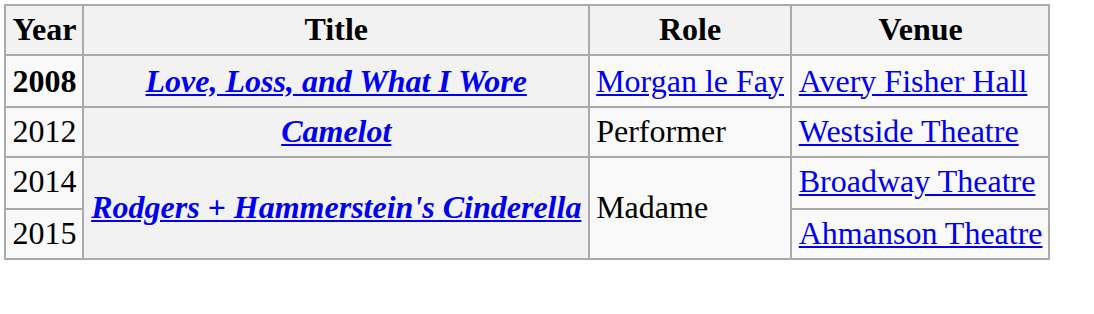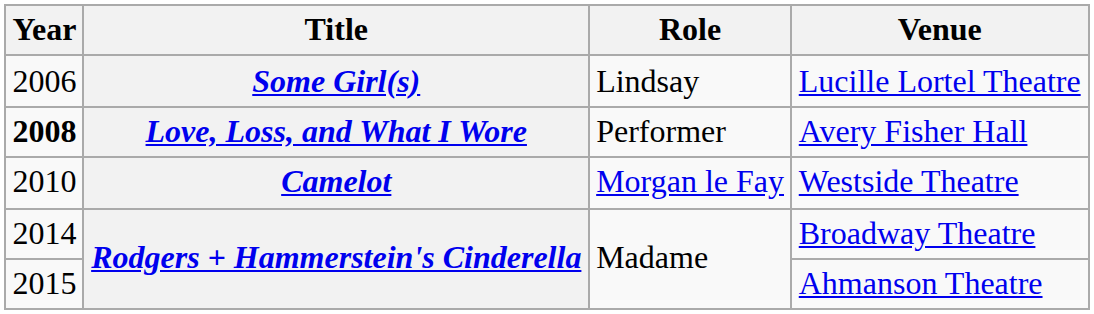+ row: (940, 80)
(690, 80) Morgan le Fay -> (661, 131) Performer
(44, 131) 2012 -> (44, 182) 2010
(661, 131) Performer -> (690, 182) Morgan le Fay
